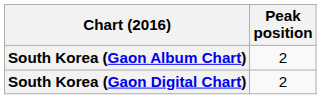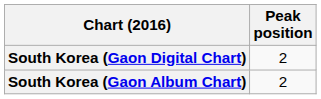rows swapped: (127, 81) <-> (127, 57)
